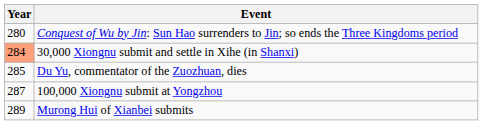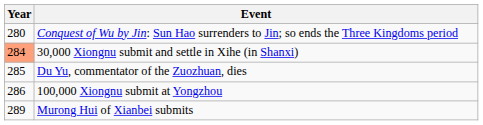(16, 91) 287 -> (16, 91) 286
